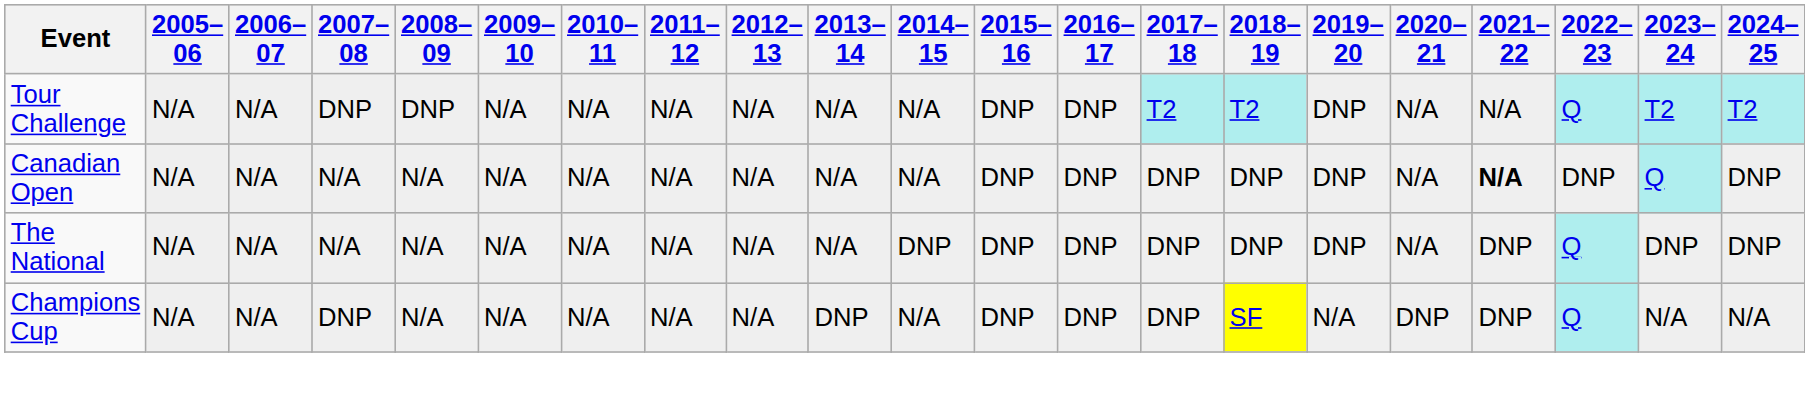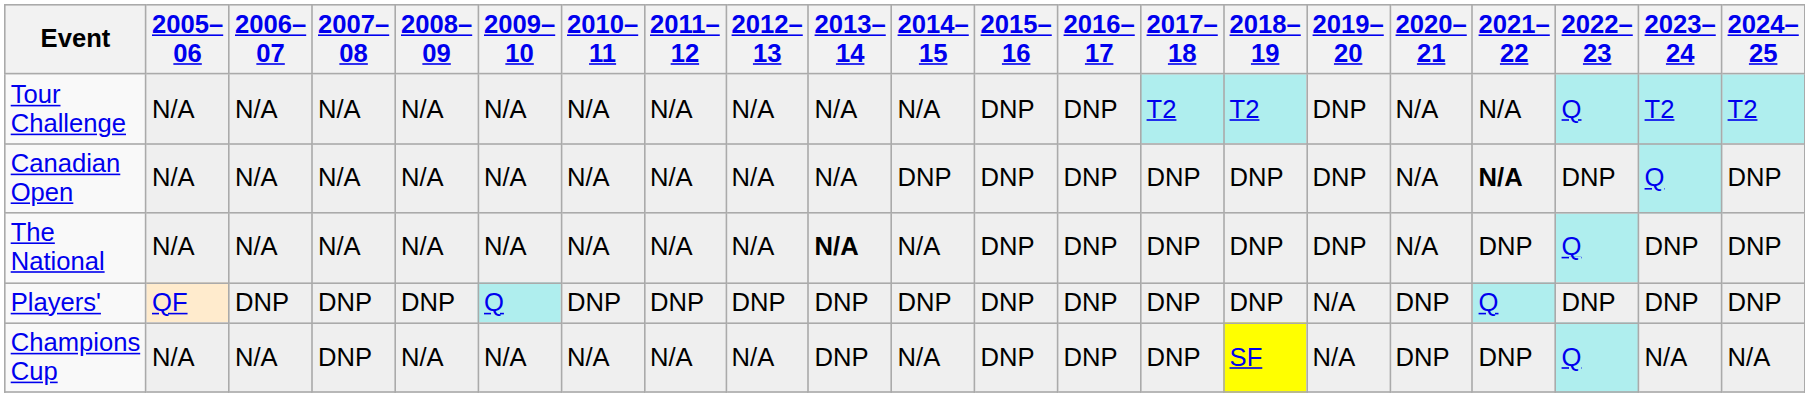(345, 108) DNP -> (339, 108) N/A
(428, 108) DNP -> (422, 108) N/A
(919, 178) N/A -> (925, 178) DNP
(836, 247) normal -> (837, 247) bold
(925, 247) DNP -> (919, 247) N/A
+ row: (56, 302)
